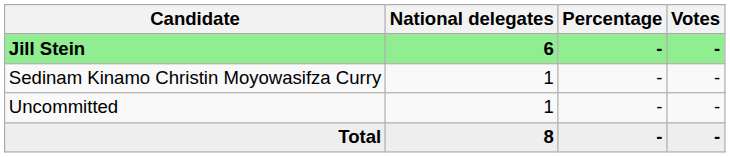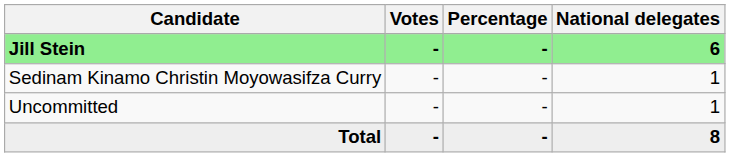columns swapped: (696, 19) <-> (472, 19)
